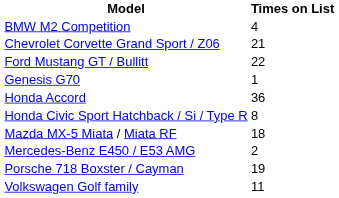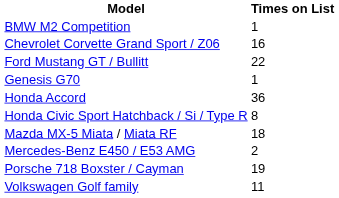(255, 26) 4 -> (255, 26) 1
(258, 44) 21 -> (258, 44) 16
